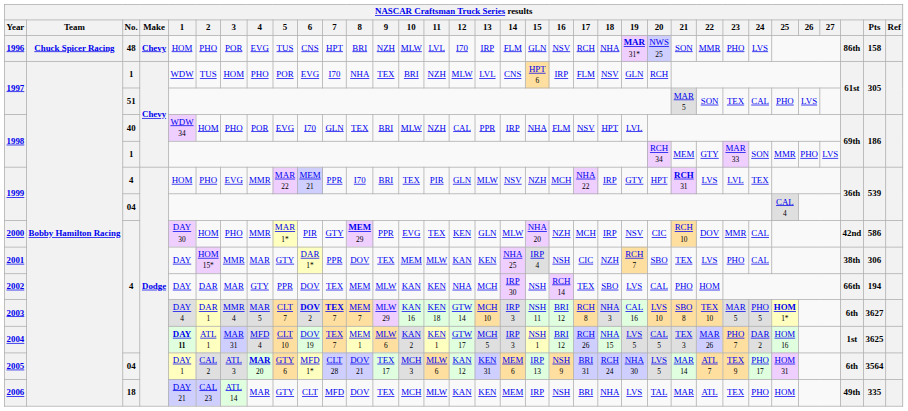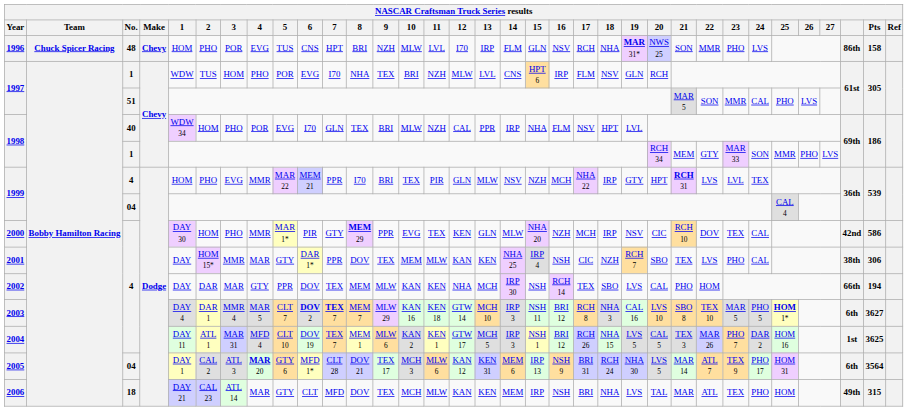(736, 101) TEX -> (736, 101) MMR
(736, 233) MMR -> (736, 233) TEX
(182, 339) bold -> (182, 339) normal
(874, 392) 335 -> (874, 392) 315
